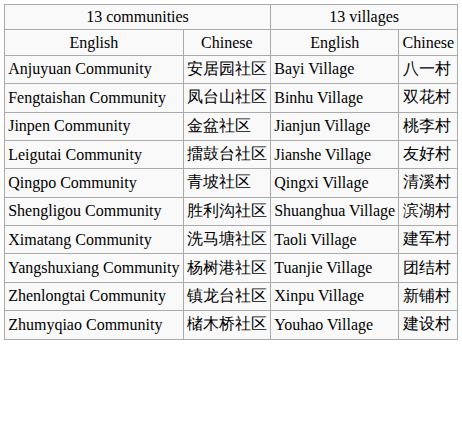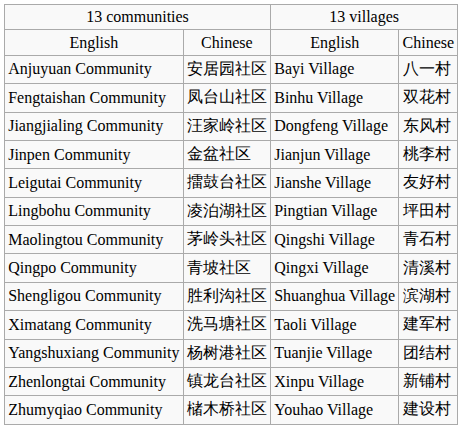+ row: (86, 126)
+ row: (80, 211)
+ row: (86, 239)
